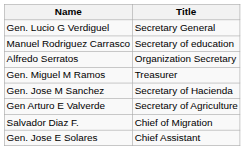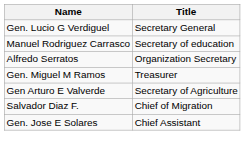- row: (55, 91)
